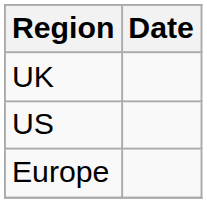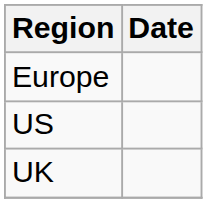rows swapped: (33, 76) <-> (61, 172)
